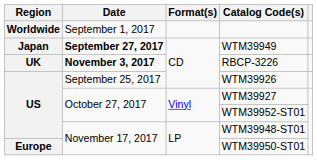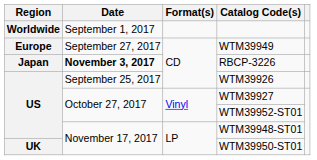(33, 46) Japan -> (33, 46) Europe
(114, 46) bold -> (113, 46) normal
(33, 63) UK -> (33, 63) Japan
(33, 146) Europe -> (33, 146) UK
